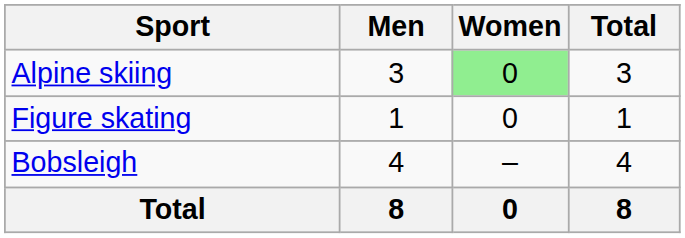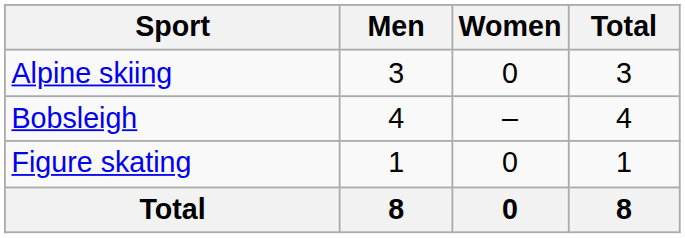(510, 72) lightgreen background -> (510, 72) no background
rows swapped: (74, 163) <-> (101, 118)
